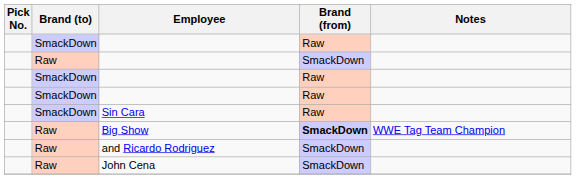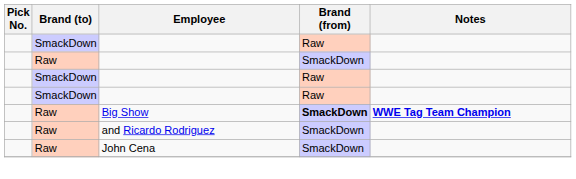- row: (66, 113)
(439, 130) normal -> (442, 113) bold
